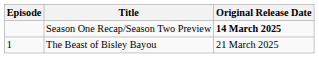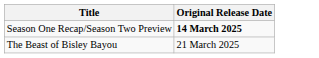- column: (24, 12)
